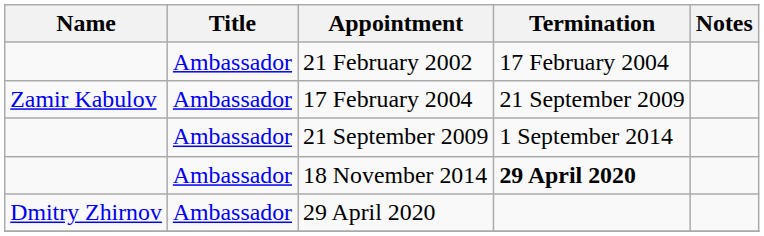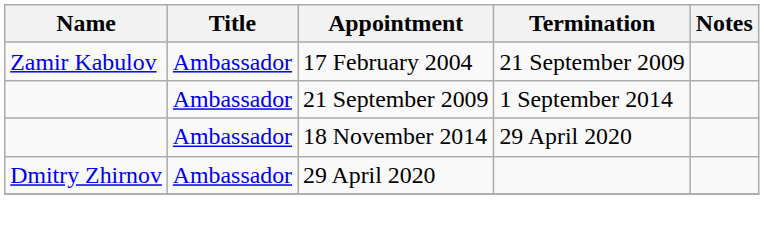- row: (388, 61)
(568, 174) bold -> (566, 136) normal
